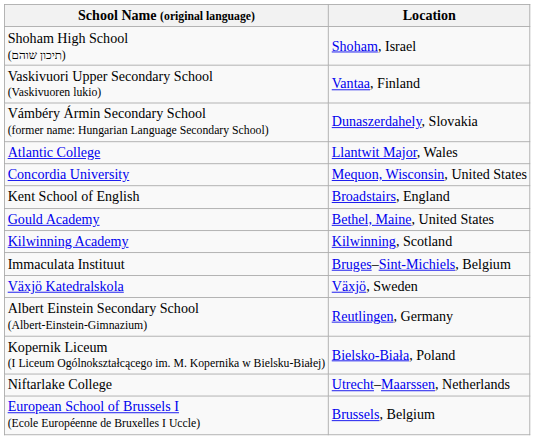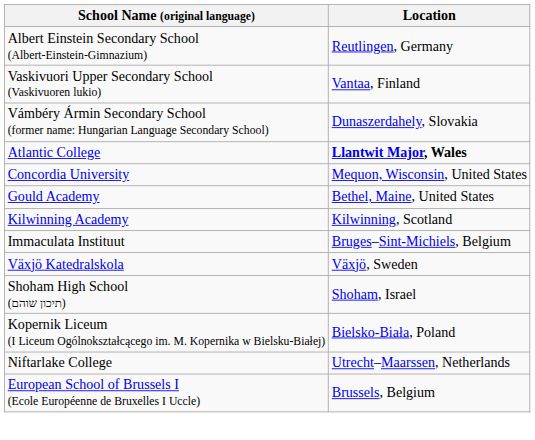rows swapped: (103, 316) <-> (68, 45)
(395, 152) normal -> (399, 152) bold
- row: (74, 197)
